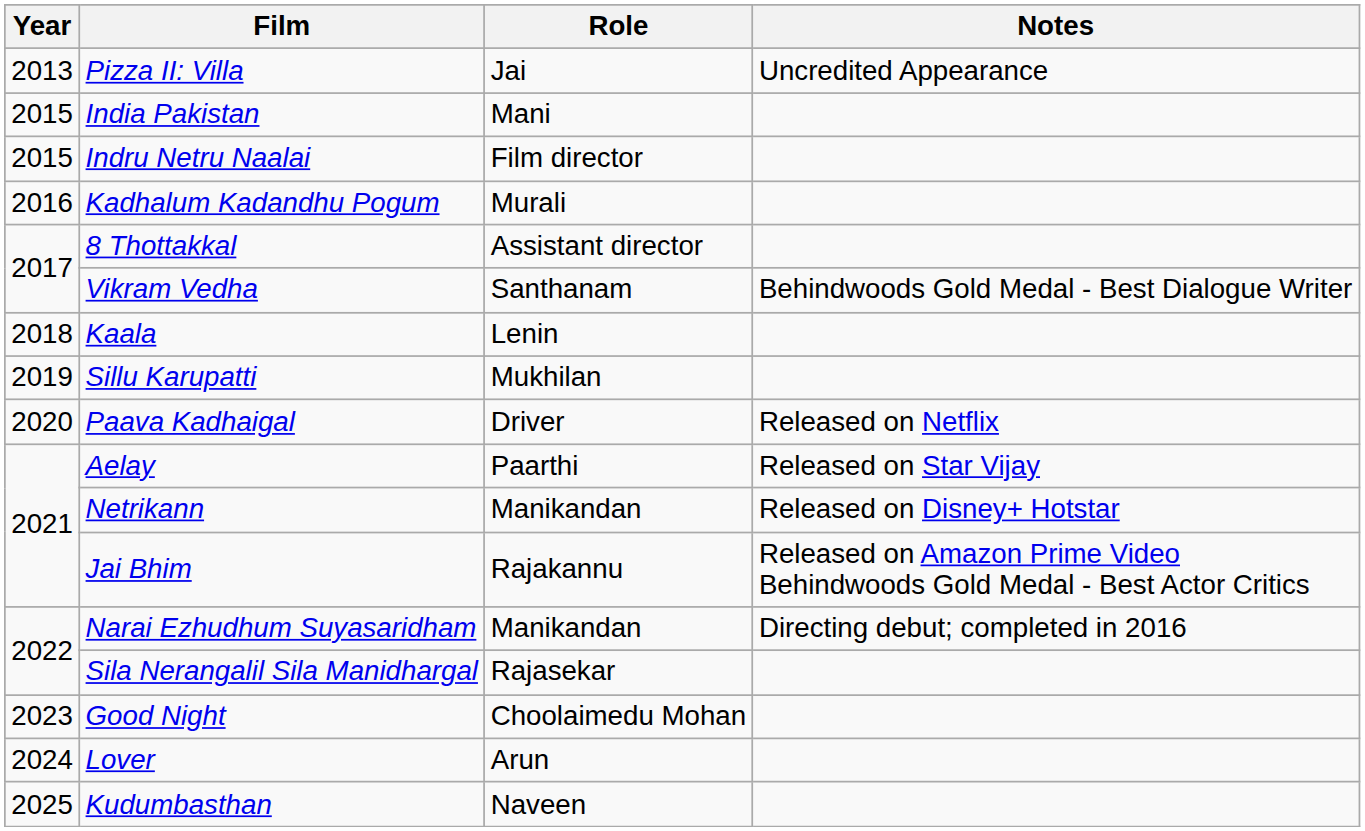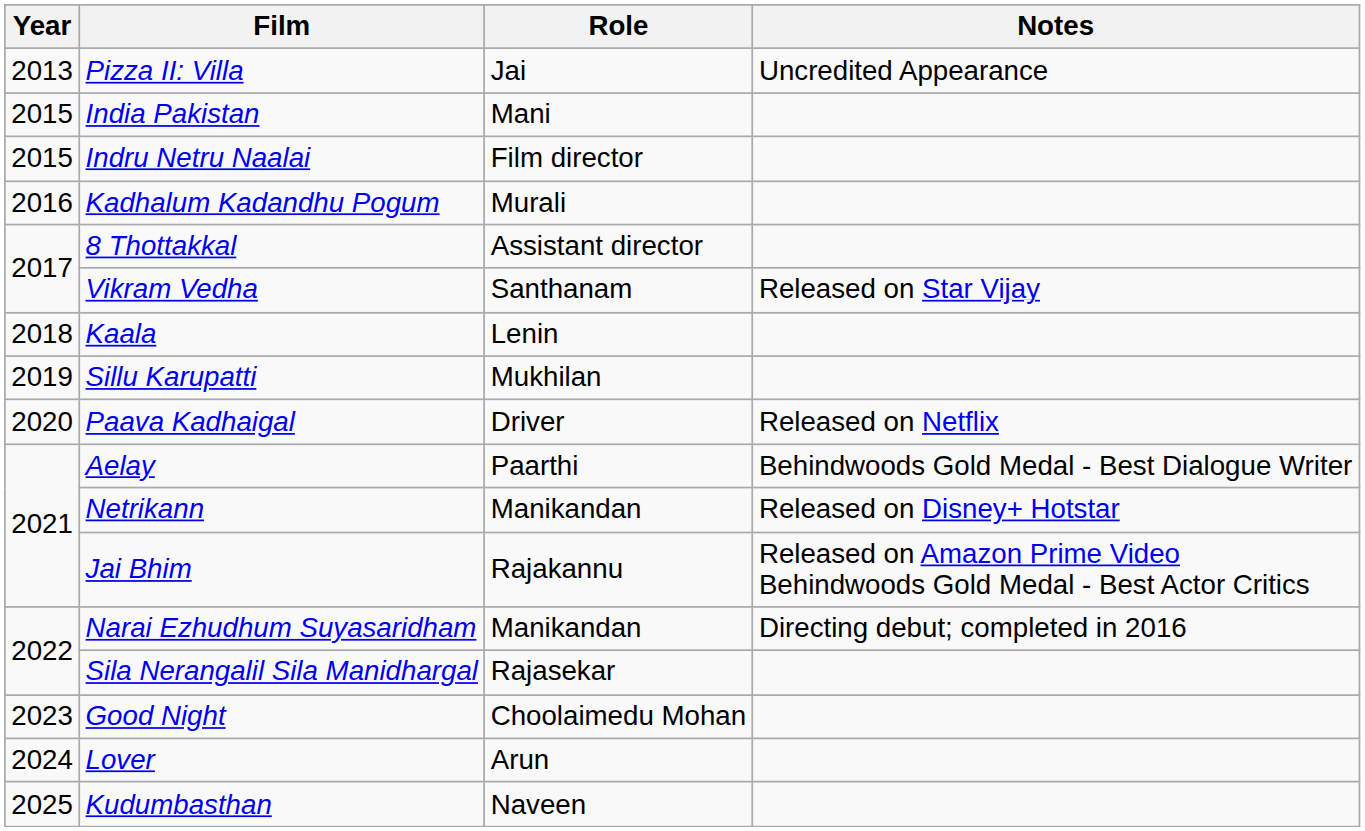(1056, 289) Behindwoods Gold Medal - Best Dialogue Writer -> (899, 289) Released on Star Vijay
(899, 465) Released on Star Vijay -> (1056, 465) Behindwoods Gold Medal - Best Dialogue Writer
